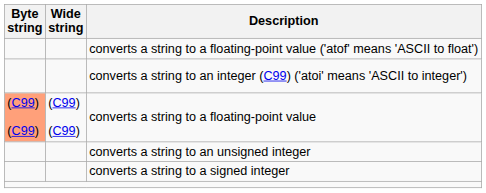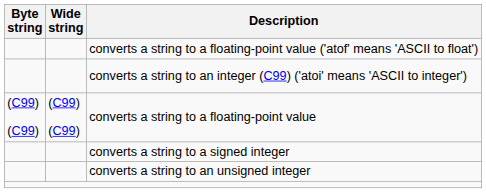(23, 117) lightsalmon background -> (23, 117) no background
rows swapped: (189, 171) <-> (200, 151)
